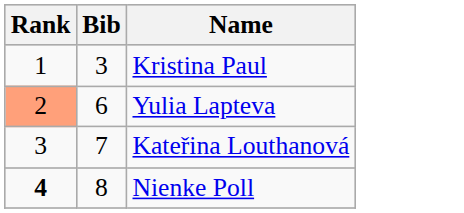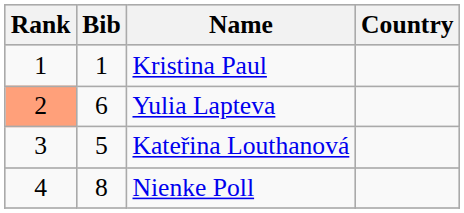+ column: (407, 24)
(101, 65) 3 -> (101, 65) 1
(101, 146) 7 -> (101, 146) 5
(41, 187) bold -> (41, 187) normal
